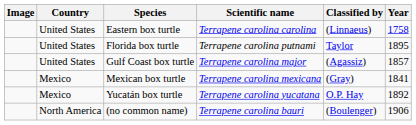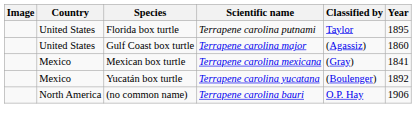- row: (143, 29)
(398, 62) 1857 -> (398, 45) 1860
(345, 95) O.P. Hay -> (351, 78) (Boulenger)
(351, 111) (Boulenger) -> (345, 95) O.P. Hay
